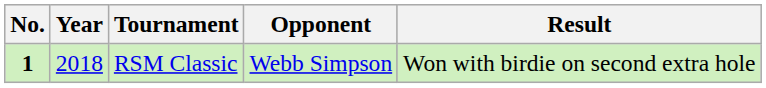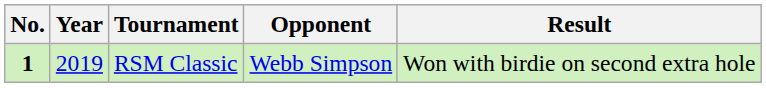(79, 62) 2018 -> (79, 62) 2019
